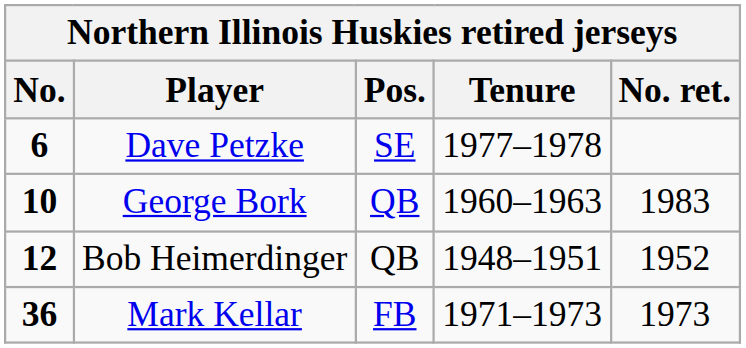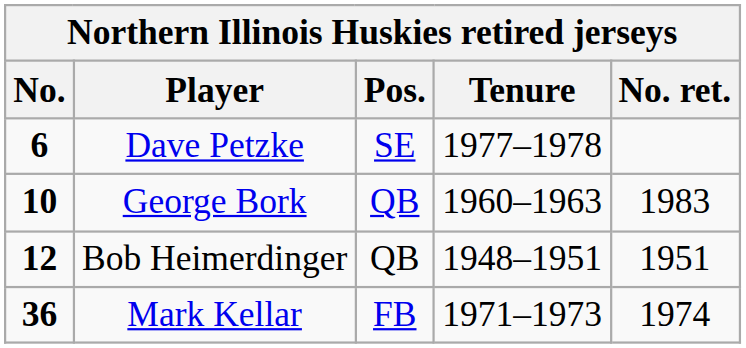(675, 257) 1952 -> (675, 257) 1951
(675, 314) 1973 -> (675, 314) 1974
